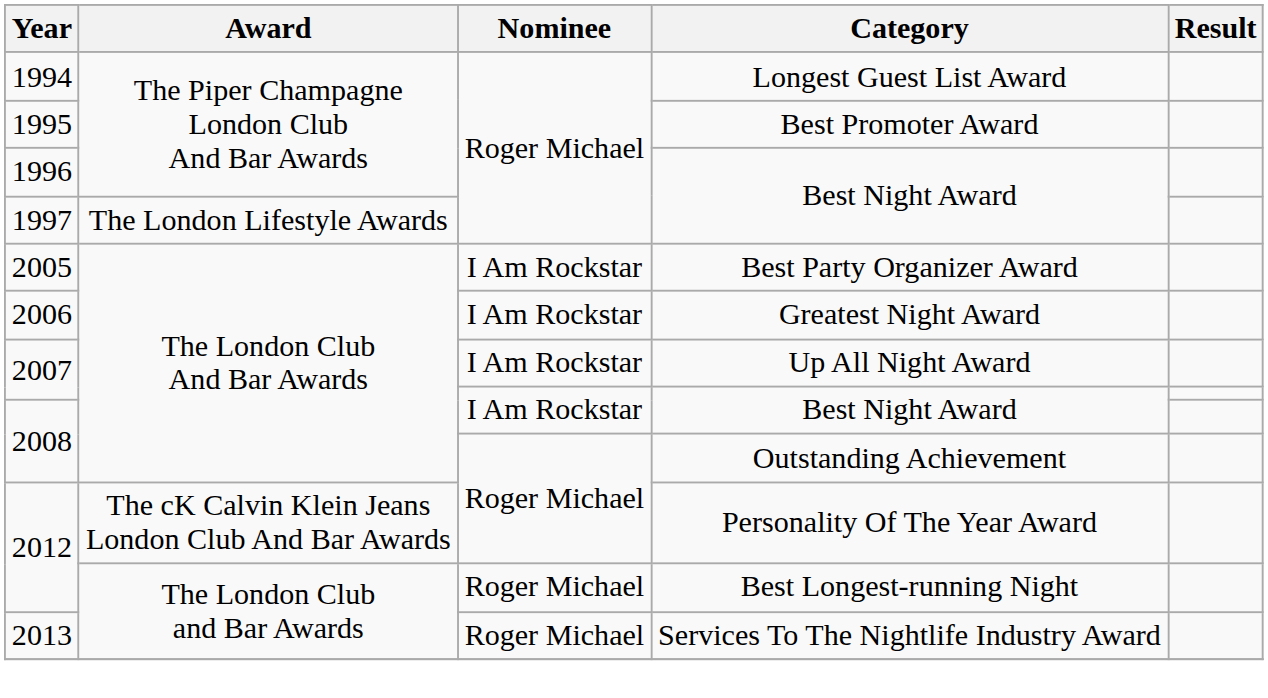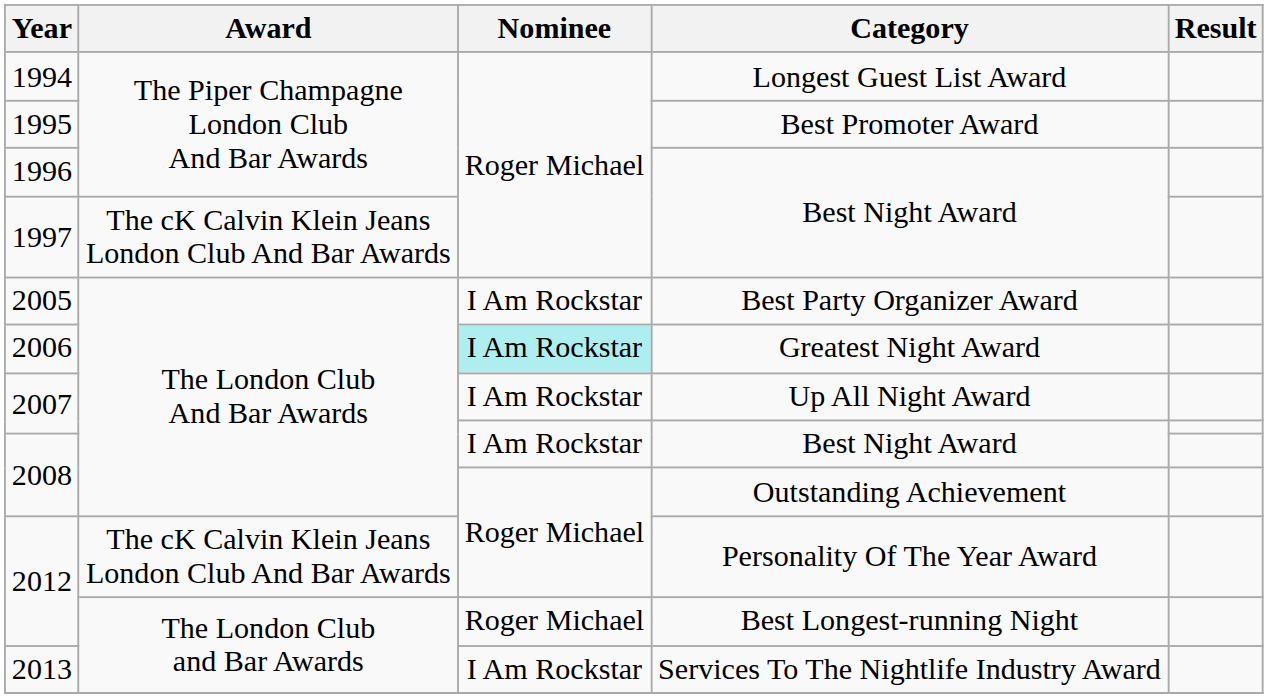(268, 219) The London Lifestyle Awards -> (268, 236) The cK Calvin Klein Jeans London Club And Bar Awards
(554, 314) no background -> (554, 348) paleturquoise background
(554, 634) Roger Michael -> (554, 668) I Am Rockstar
